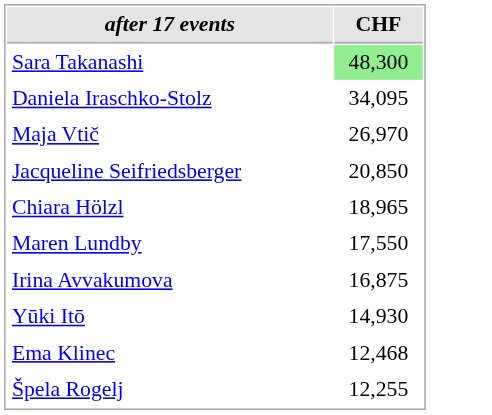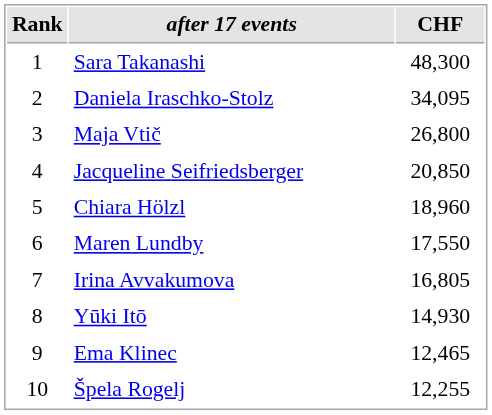+ column: (37, 24)
(378, 62) lightgreen background -> (440, 62) no background
(378, 134) 26,970 -> (440, 134) 26,800
(378, 207) 18,965 -> (440, 207) 18,960
(378, 280) 16,875 -> (440, 280) 16,805
(378, 352) 12,468 -> (440, 352) 12,465
